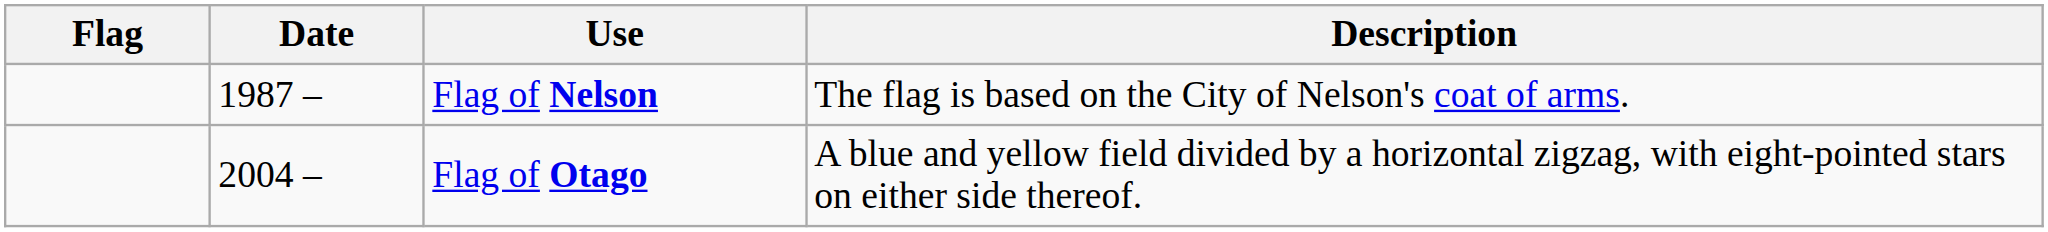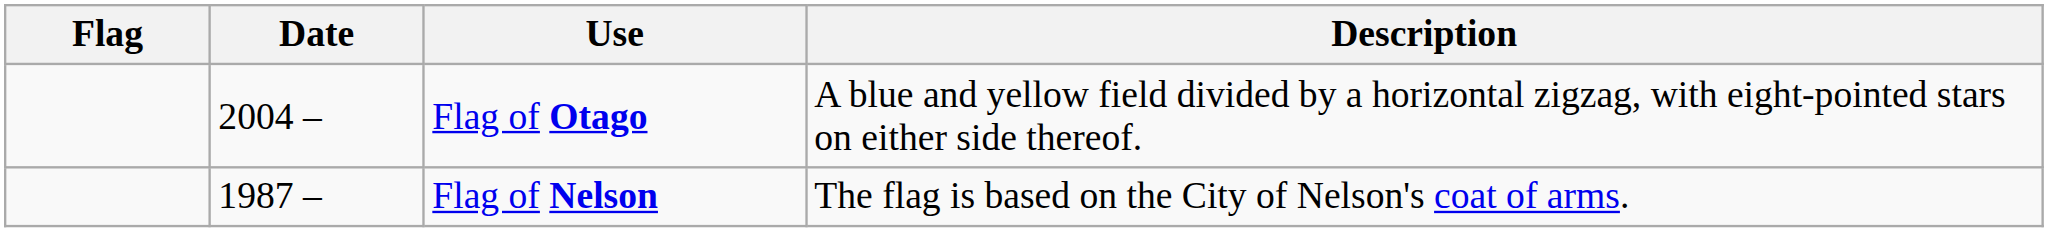rows swapped: (545, 93) <-> (540, 174)
